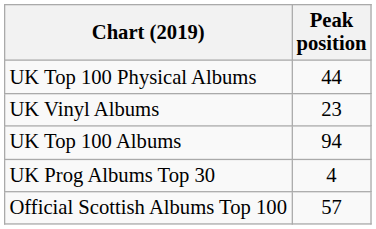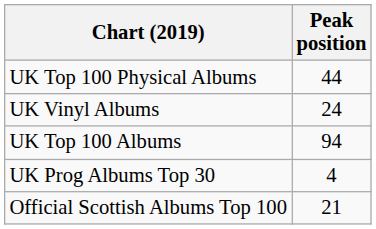(331, 109) 23 -> (331, 109) 24
(331, 207) 57 -> (331, 207) 21
